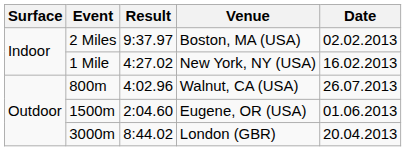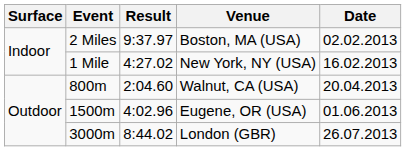(148, 87) 4:02.96 -> (148, 87) 2:04.60
(360, 87) 26.07.2013 -> (360, 87) 20.04.2013
(148, 110) 2:04.60 -> (148, 110) 4:02.96
(360, 134) 20.04.2013 -> (360, 134) 26.07.2013
